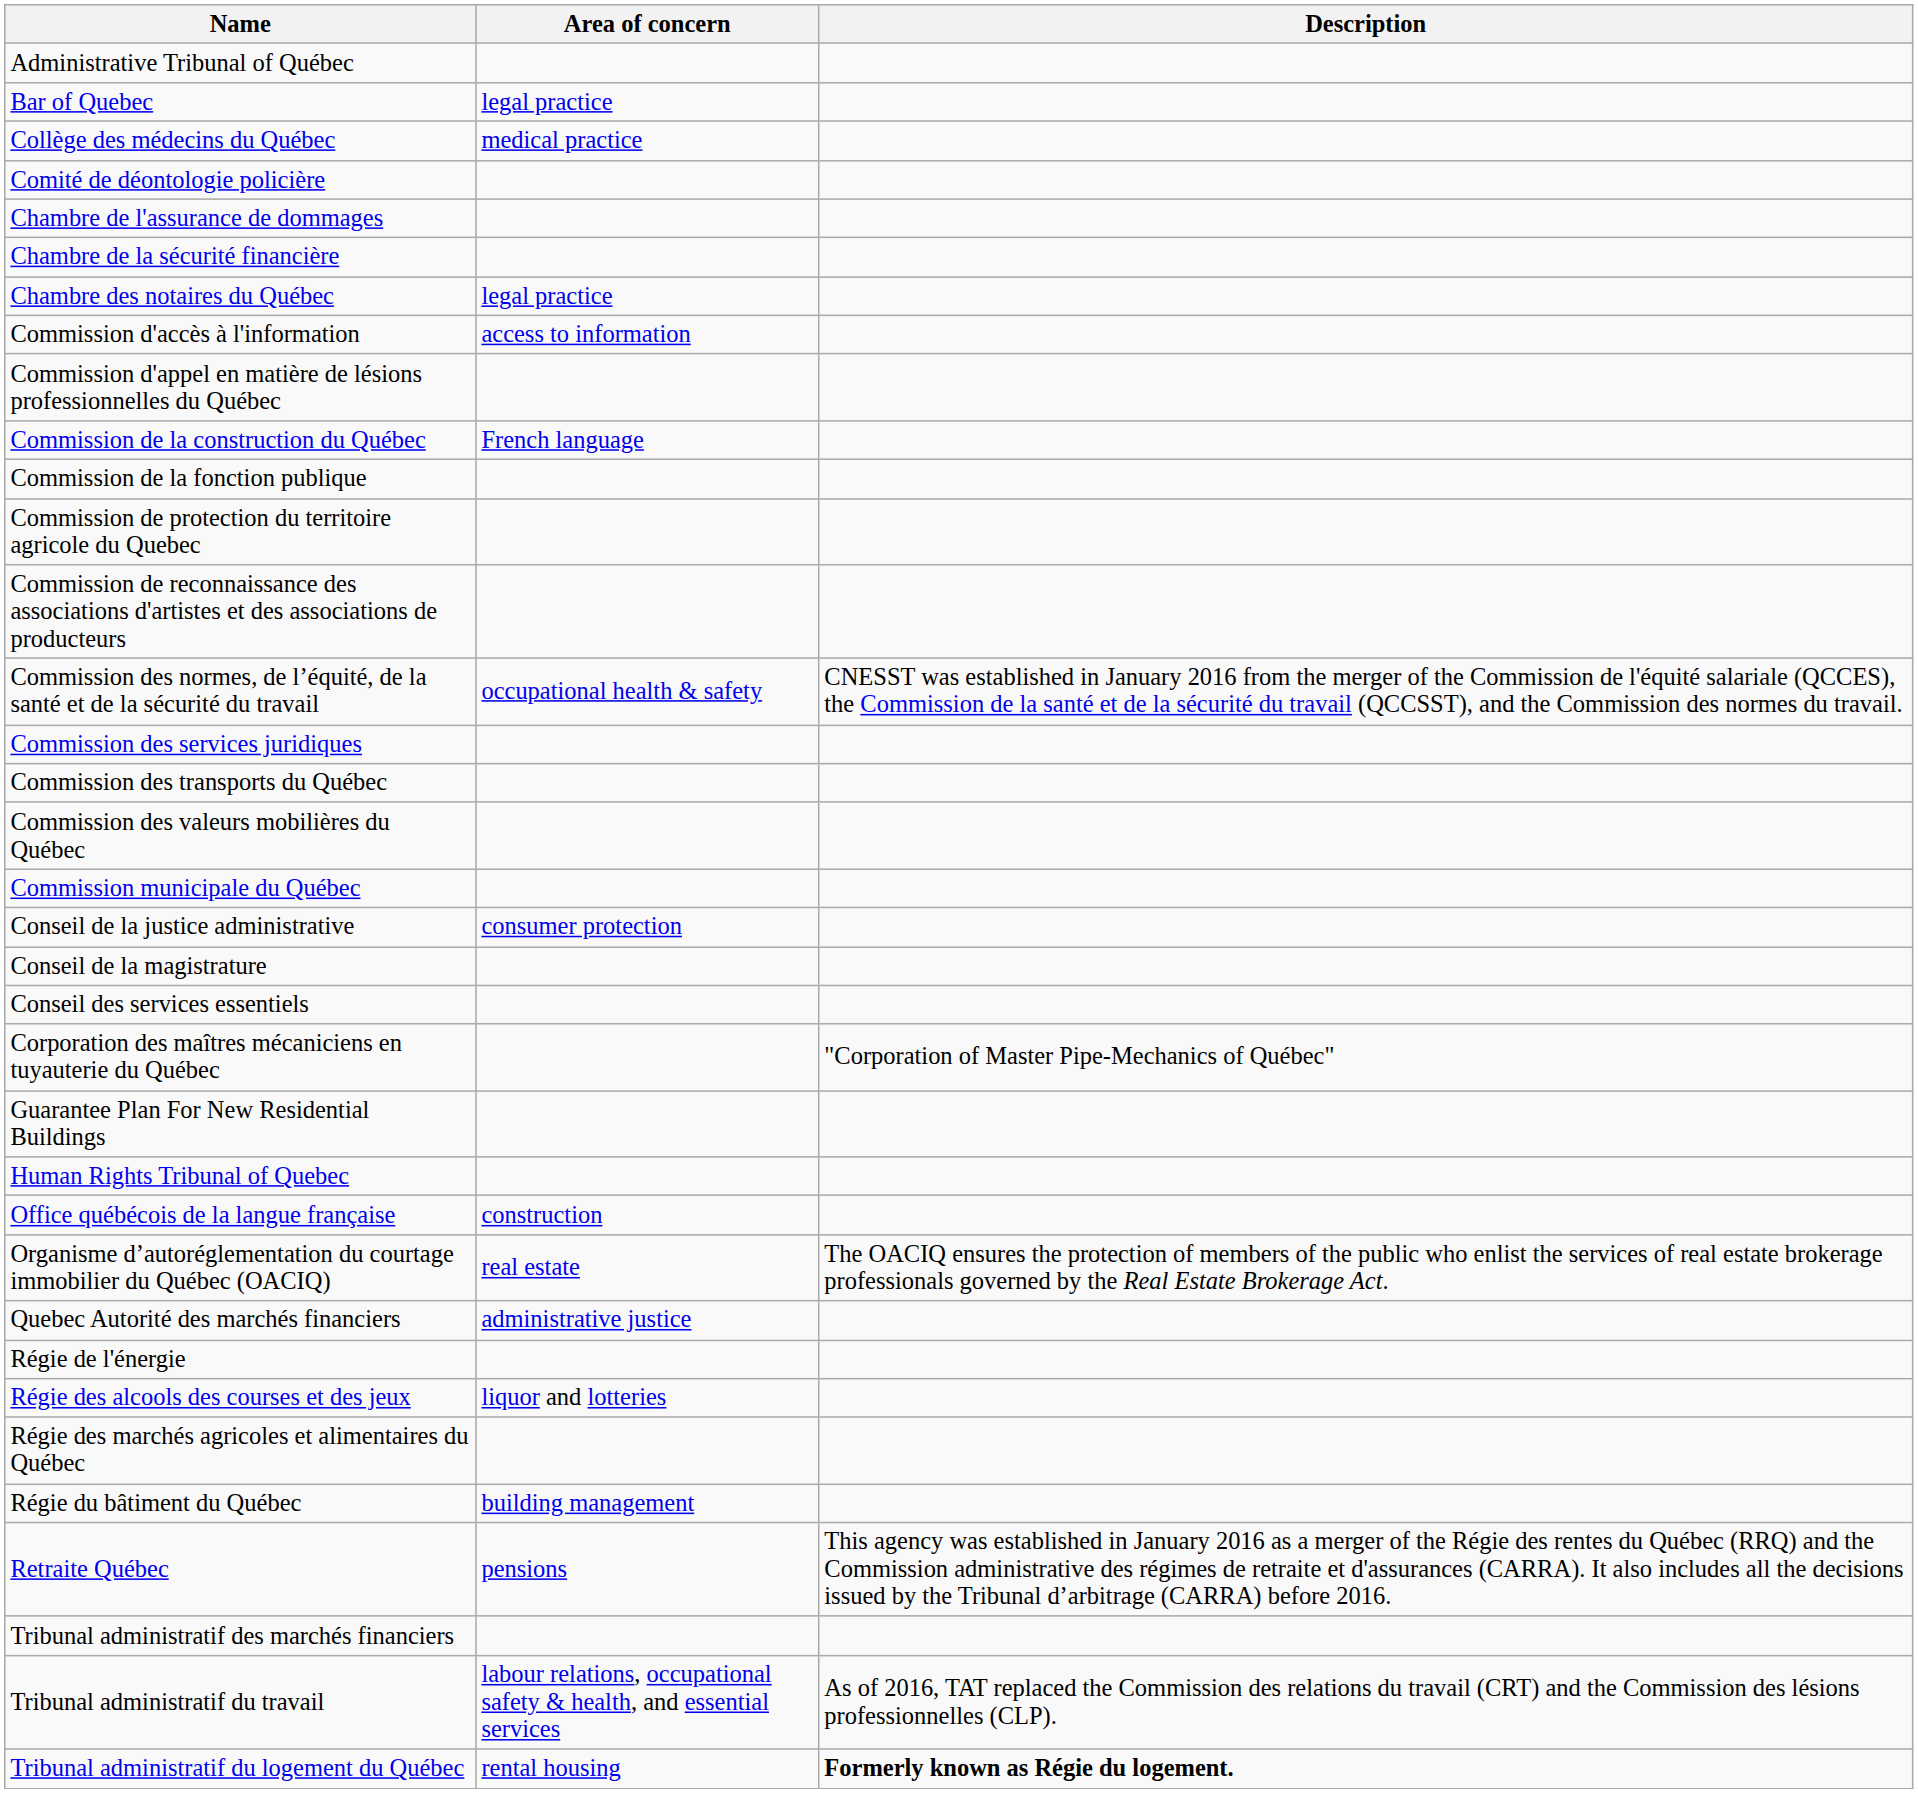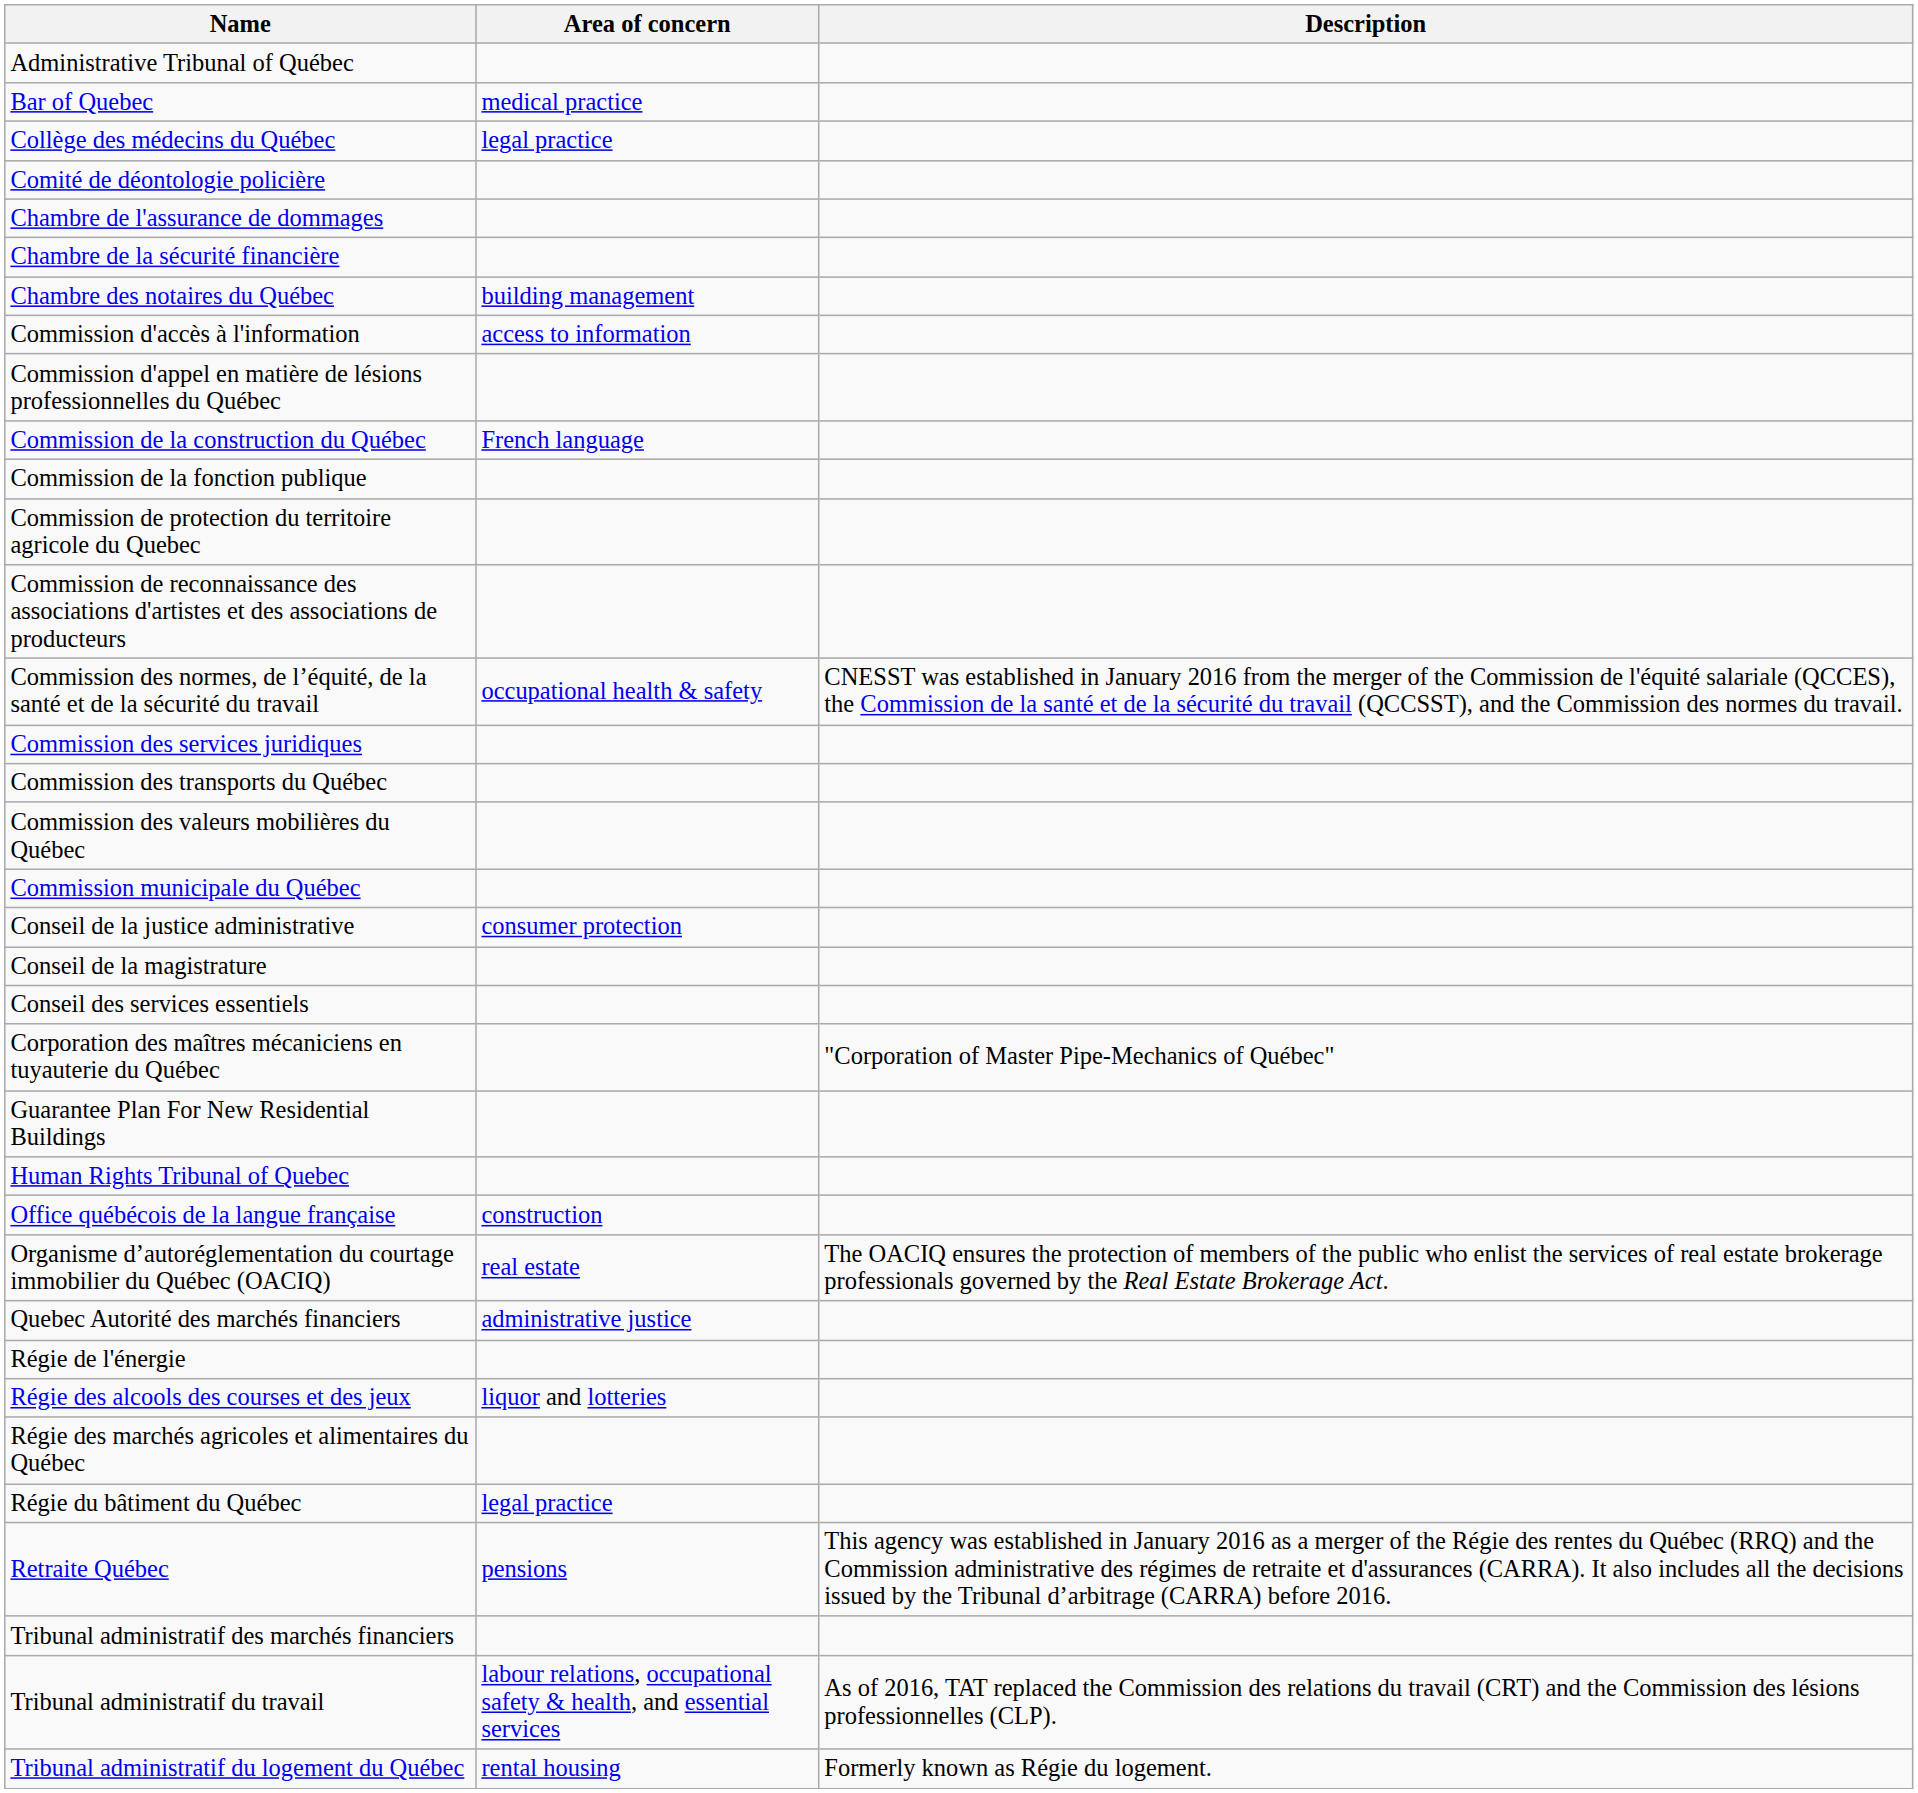(547, 101) legal practice -> (562, 101) medical practice
(562, 140) medical practice -> (547, 140) legal practice
(547, 295) legal practice -> (588, 295) building management
(588, 1502) building management -> (547, 1502) legal practice
(1029, 1768) bold -> (1018, 1768) normal
